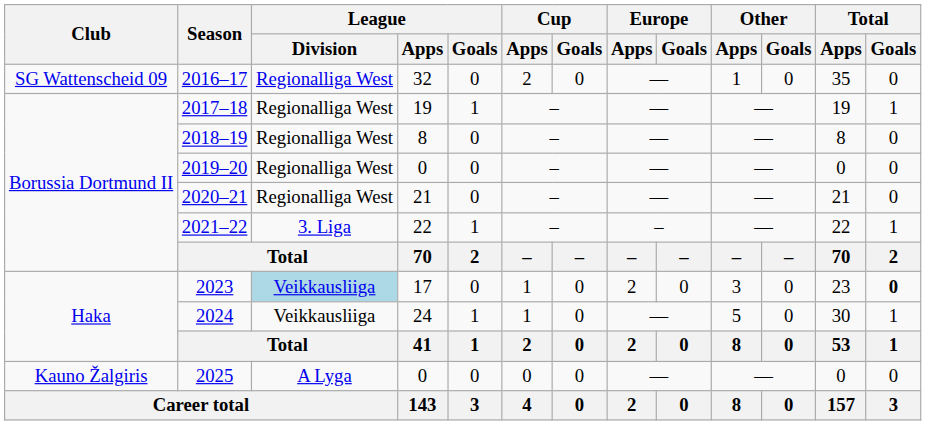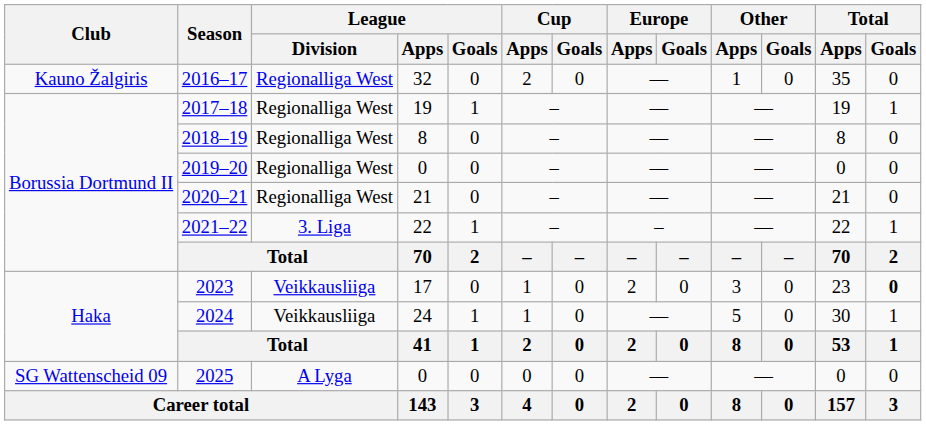(91, 78) SG Wattenscheid 09 -> (91, 78) Kauno Žalgiris
(324, 286) lightblue background -> (324, 286) no background
(91, 375) Kauno Žalgiris -> (91, 375) SG Wattenscheid 09
